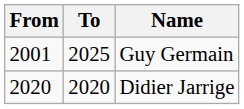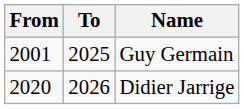(89, 86) 2020 -> (89, 86) 2026
